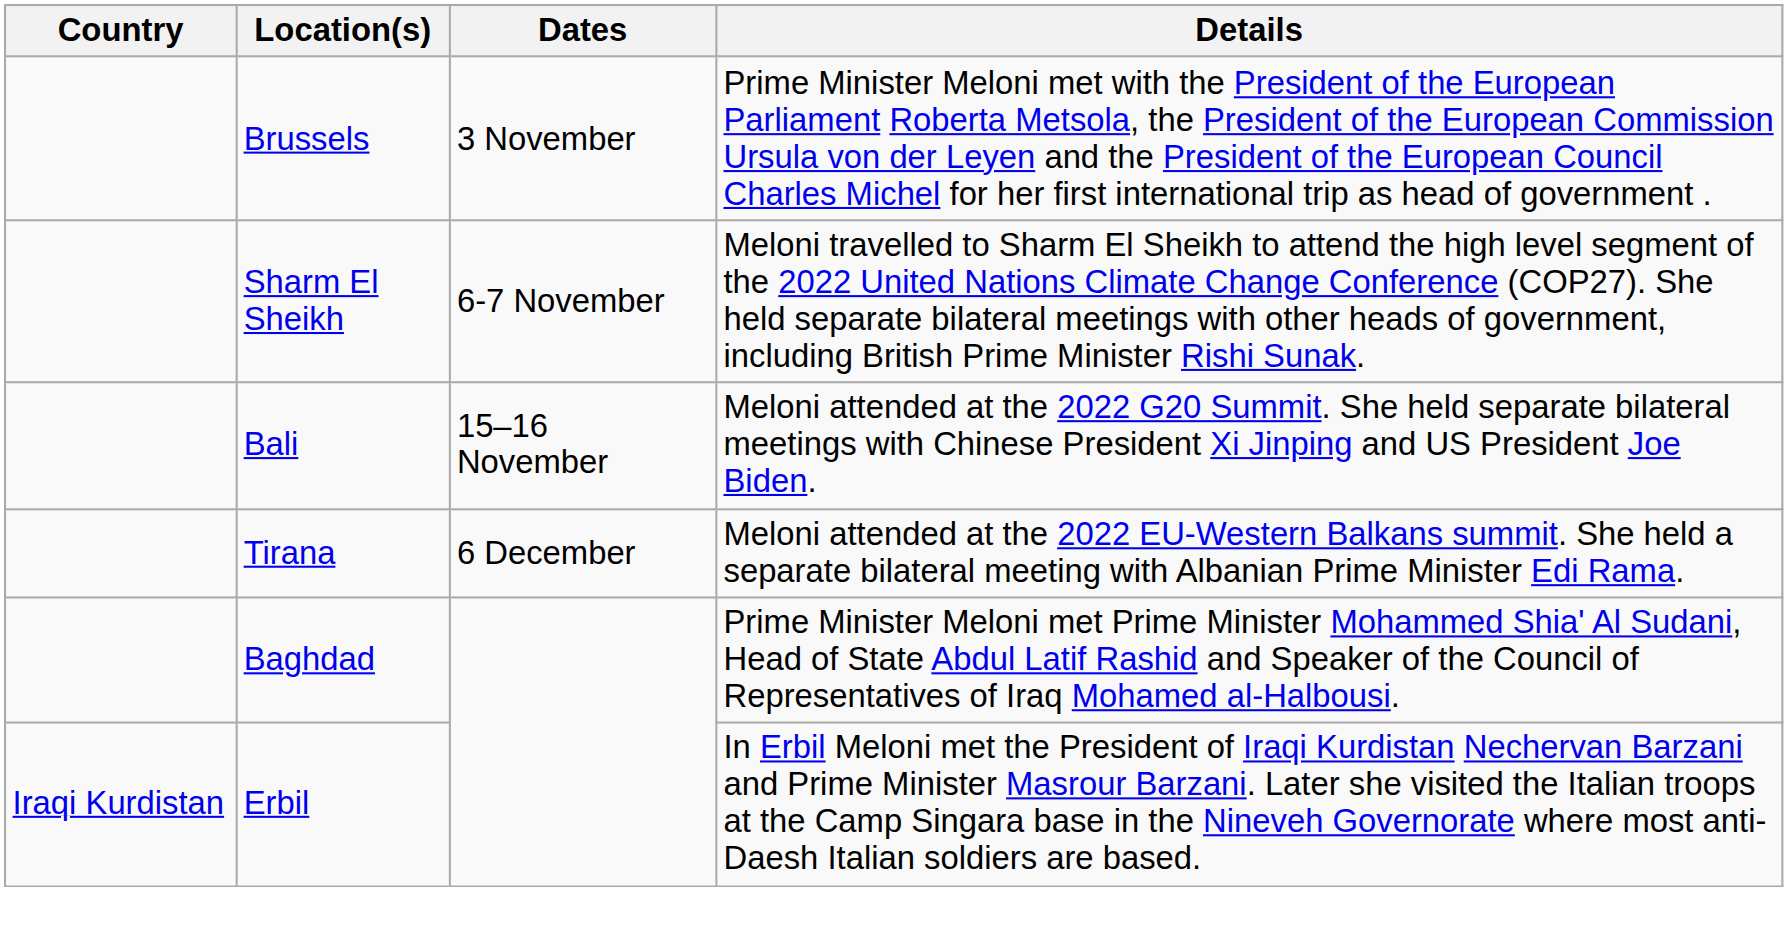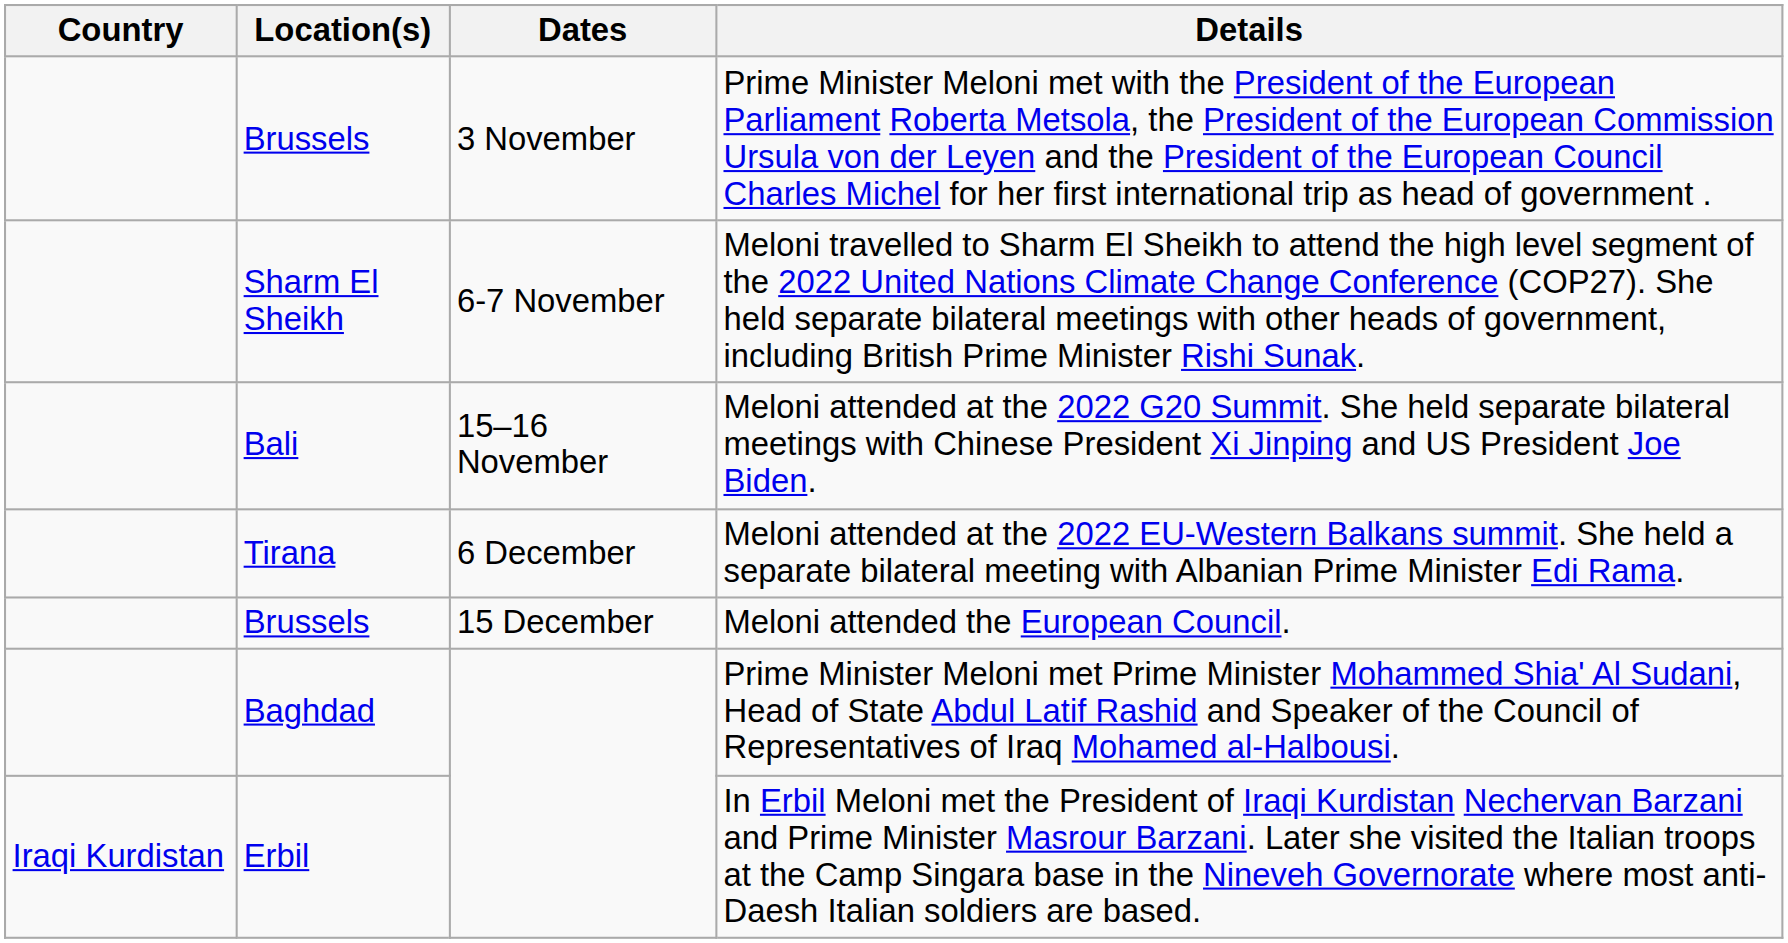+ row: (1007, 622)
